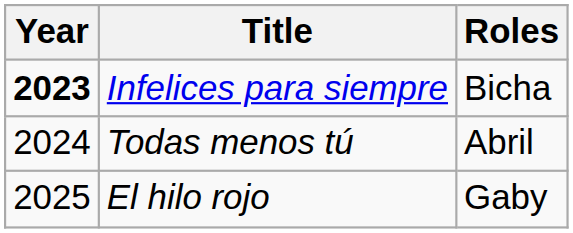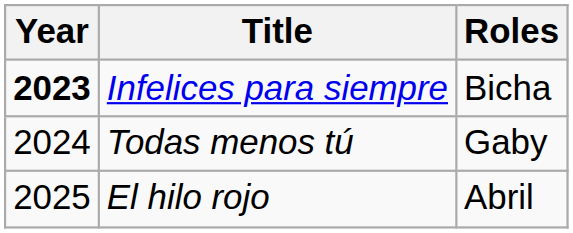(499, 142) Abril -> (506, 142) Gaby
(506, 198) Gaby -> (499, 198) Abril
